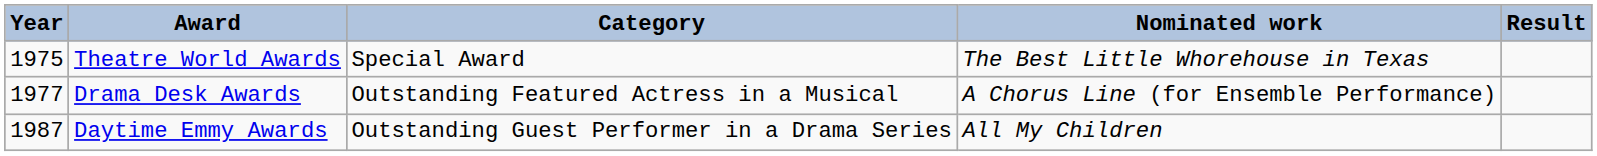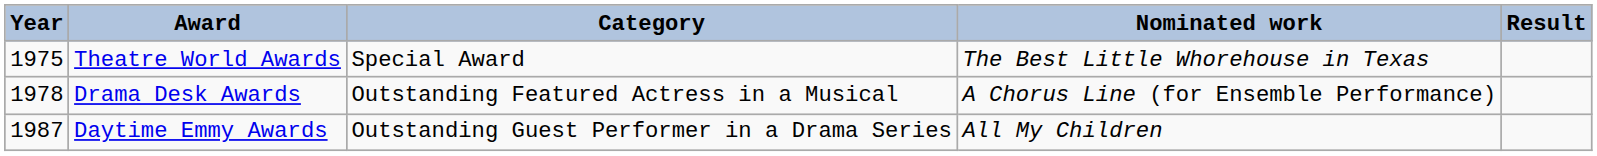(37, 95) 1977 -> (37, 95) 1978
